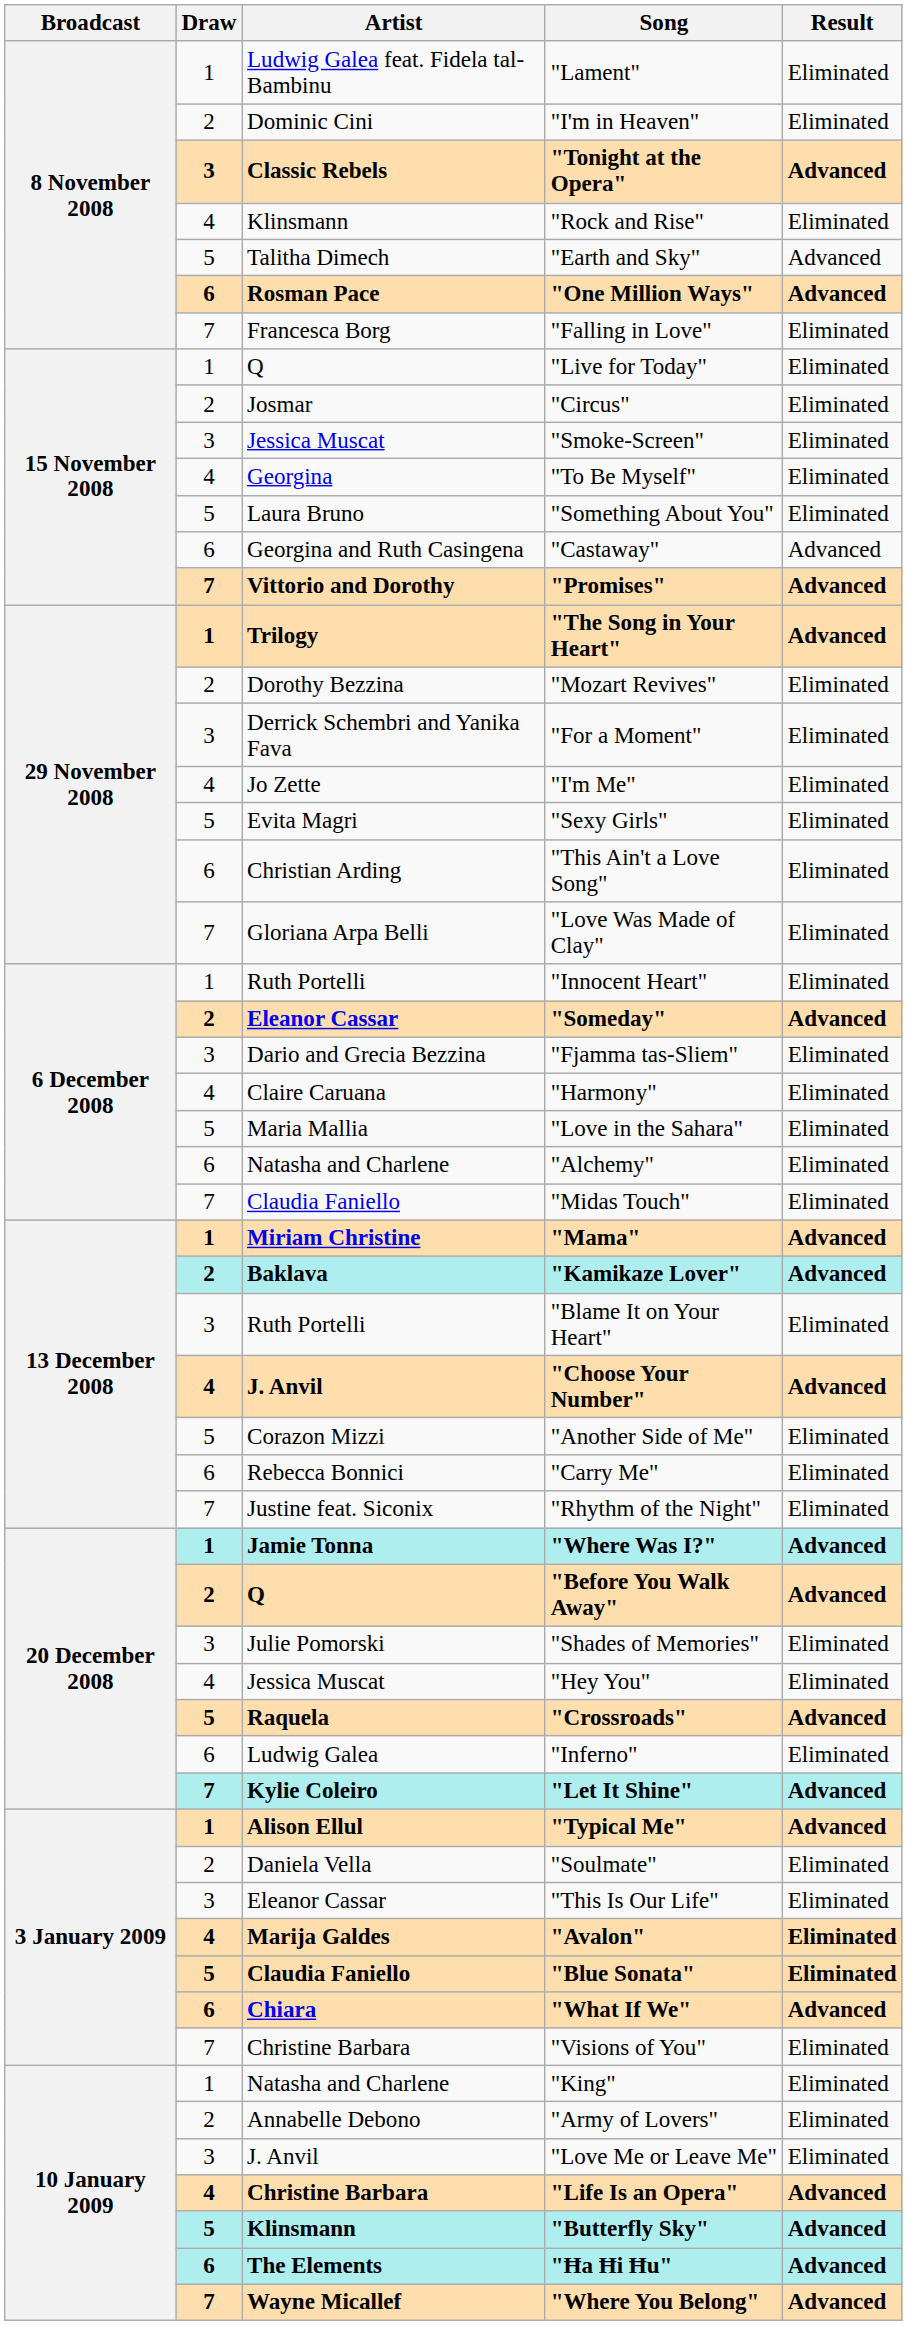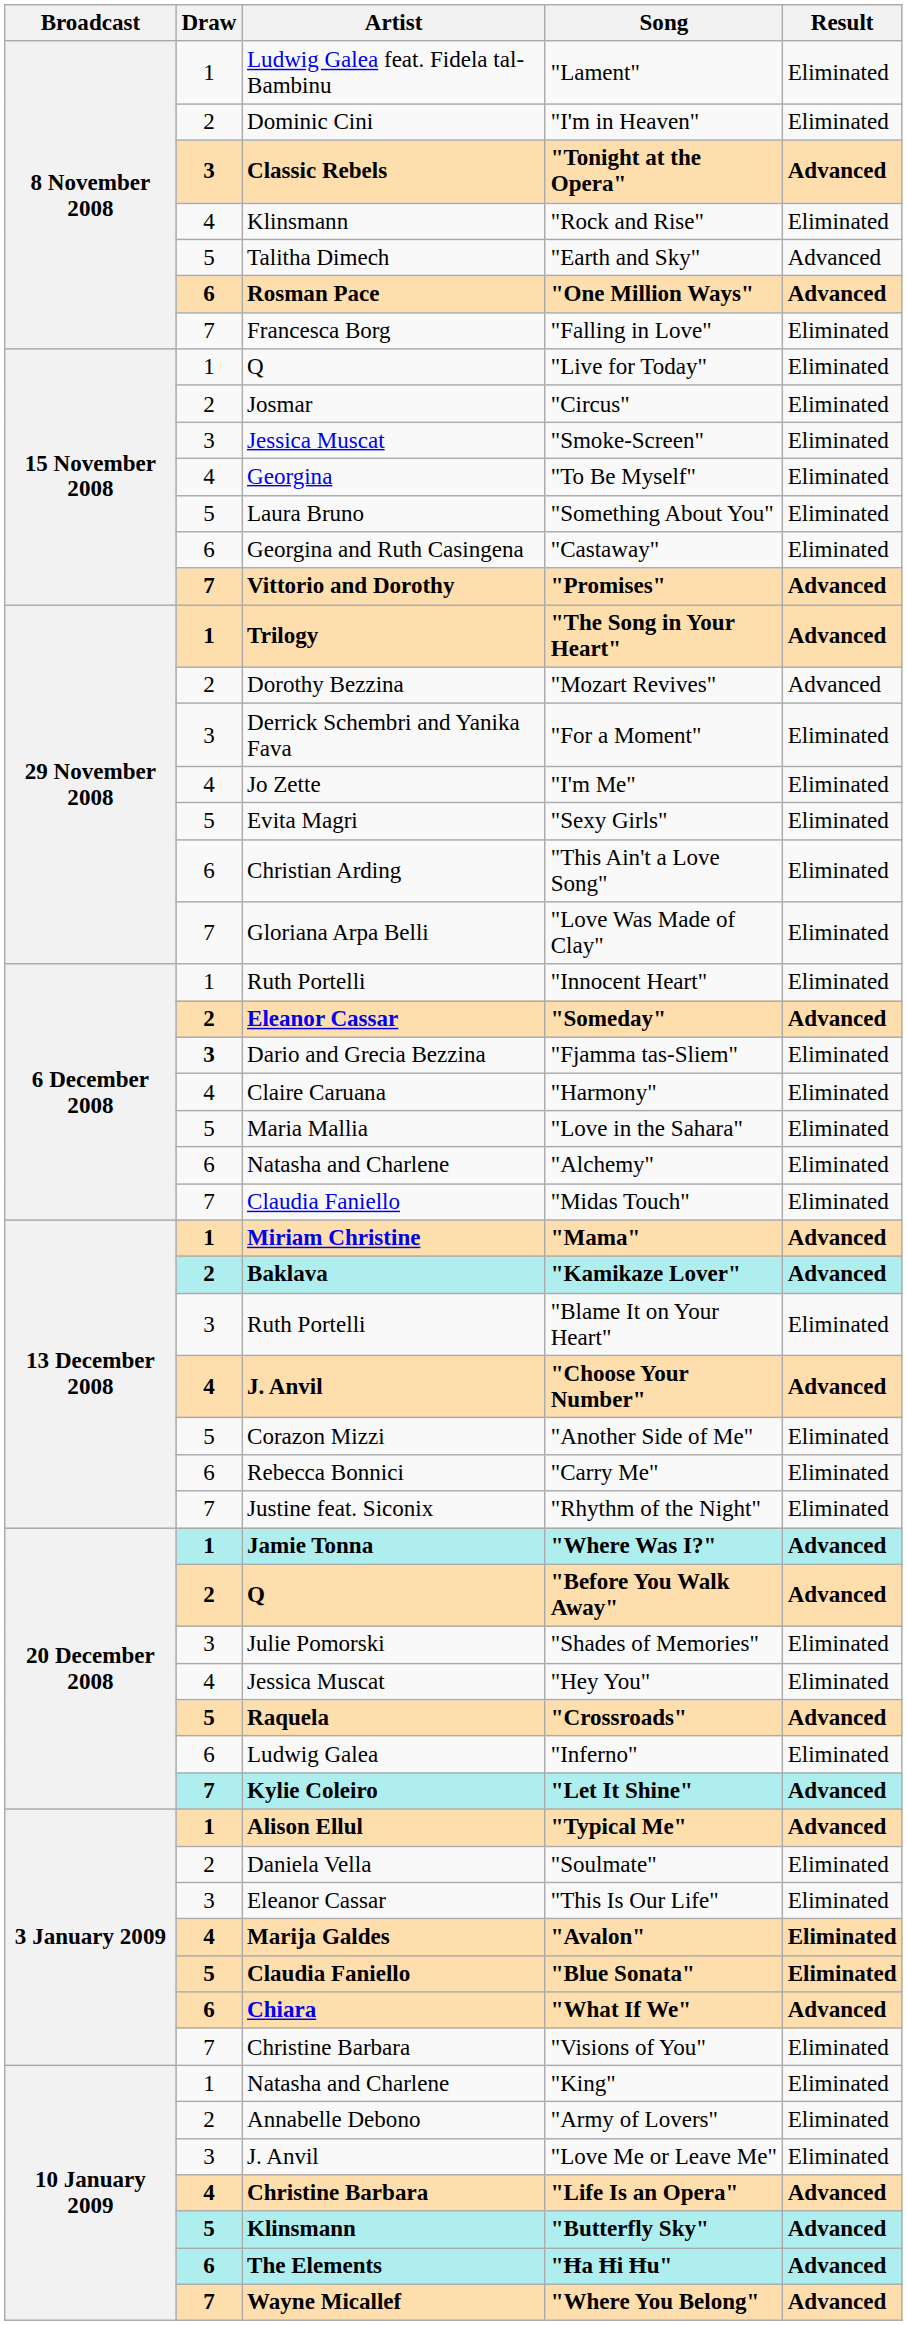(834, 549) Advanced -> (838, 549) Eliminated
(838, 685) Eliminated -> (834, 685) Advanced
(209, 1055) normal -> (209, 1055) bold
